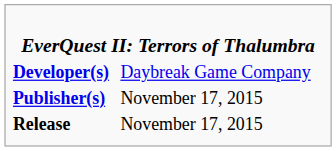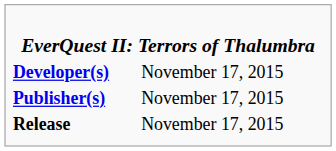(216, 72) Daybreak Game Company -> (212, 72) November 17, 2015
